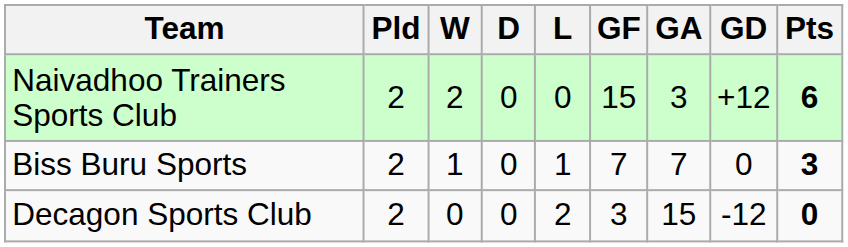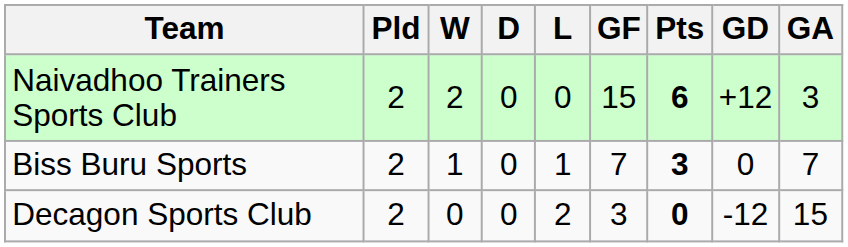columns swapped: (679, 29) <-> (810, 29)
